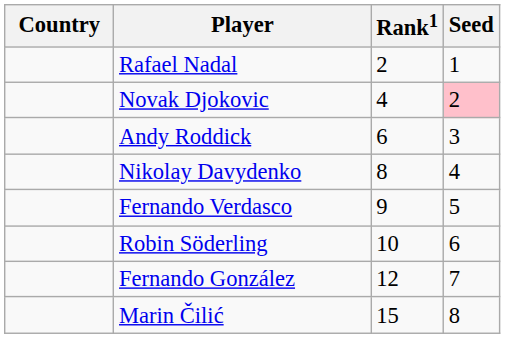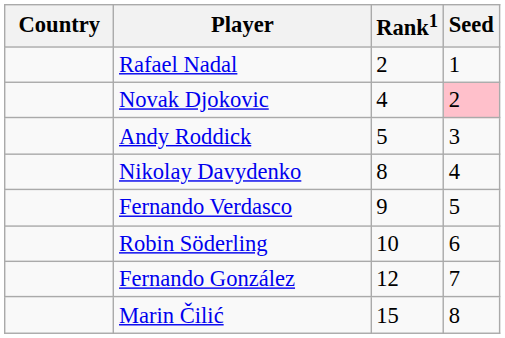(382, 135) 6 -> (382, 135) 5
